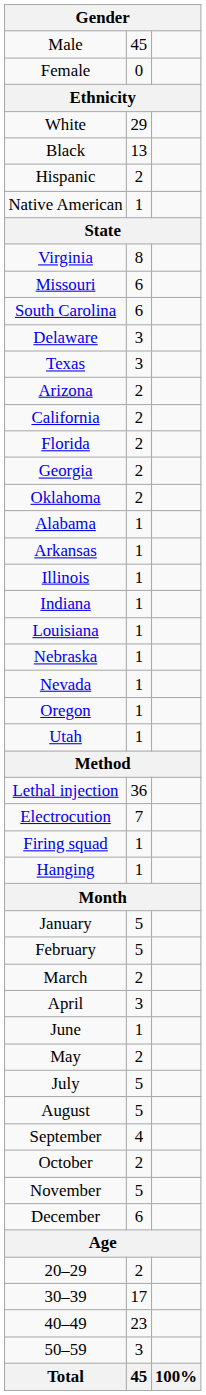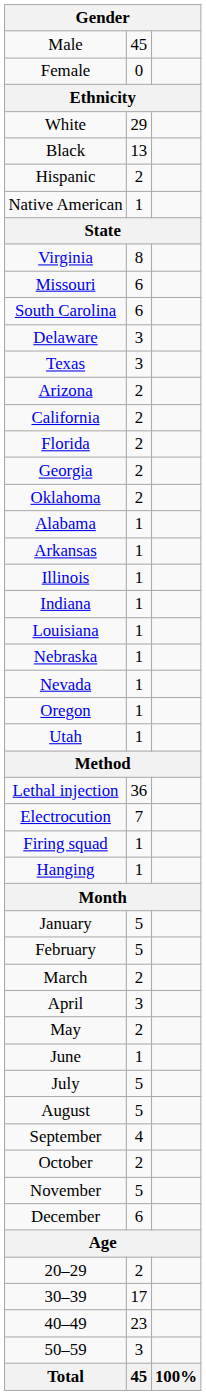rows swapped: (66, 1056) <-> (66, 1030)
